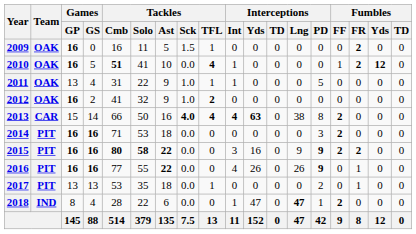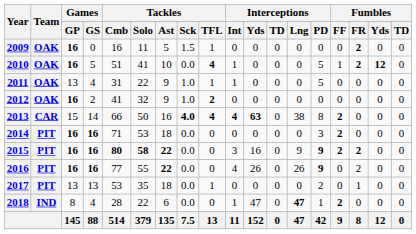(117, 64) bold -> (117, 64) normal
(321, 64) 0 -> (321, 64) 5
(359, 168) 1 -> (359, 168) 2
